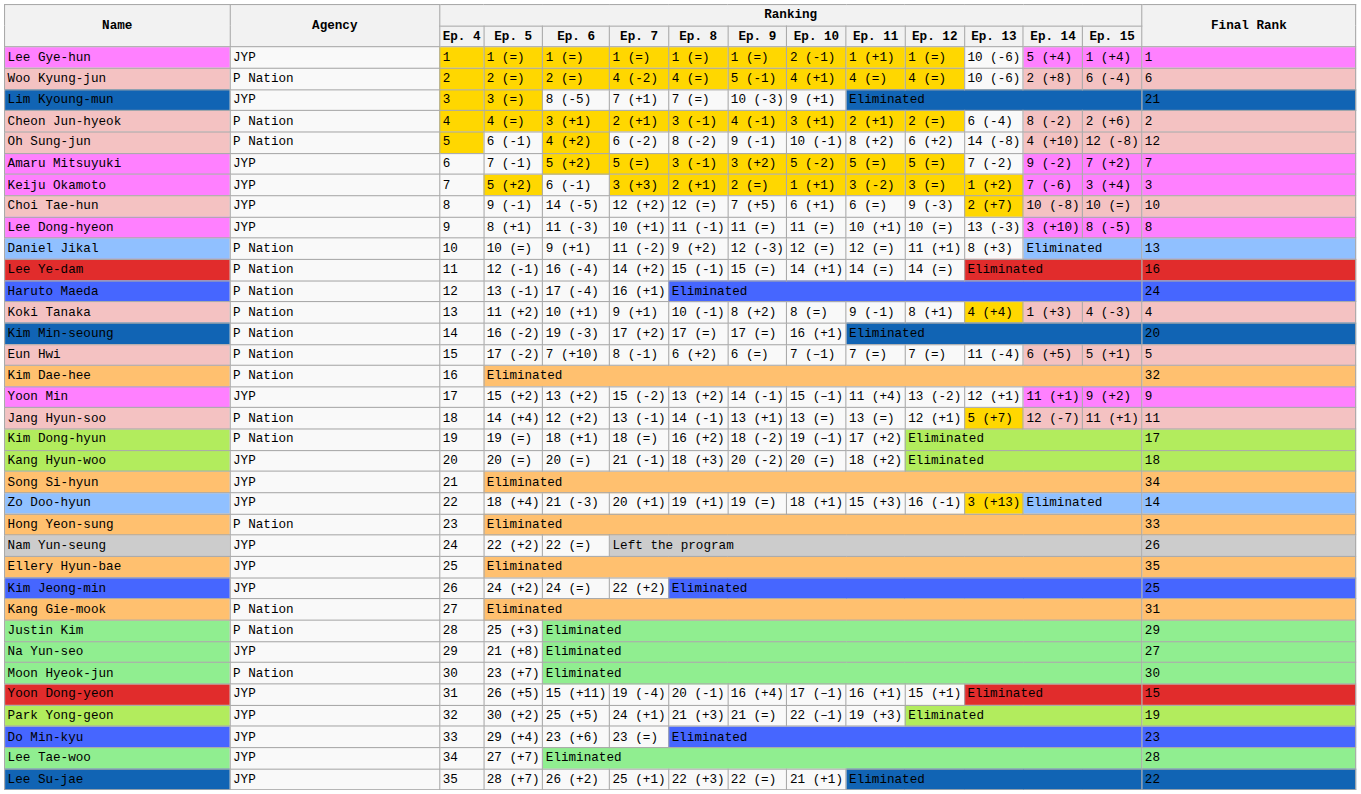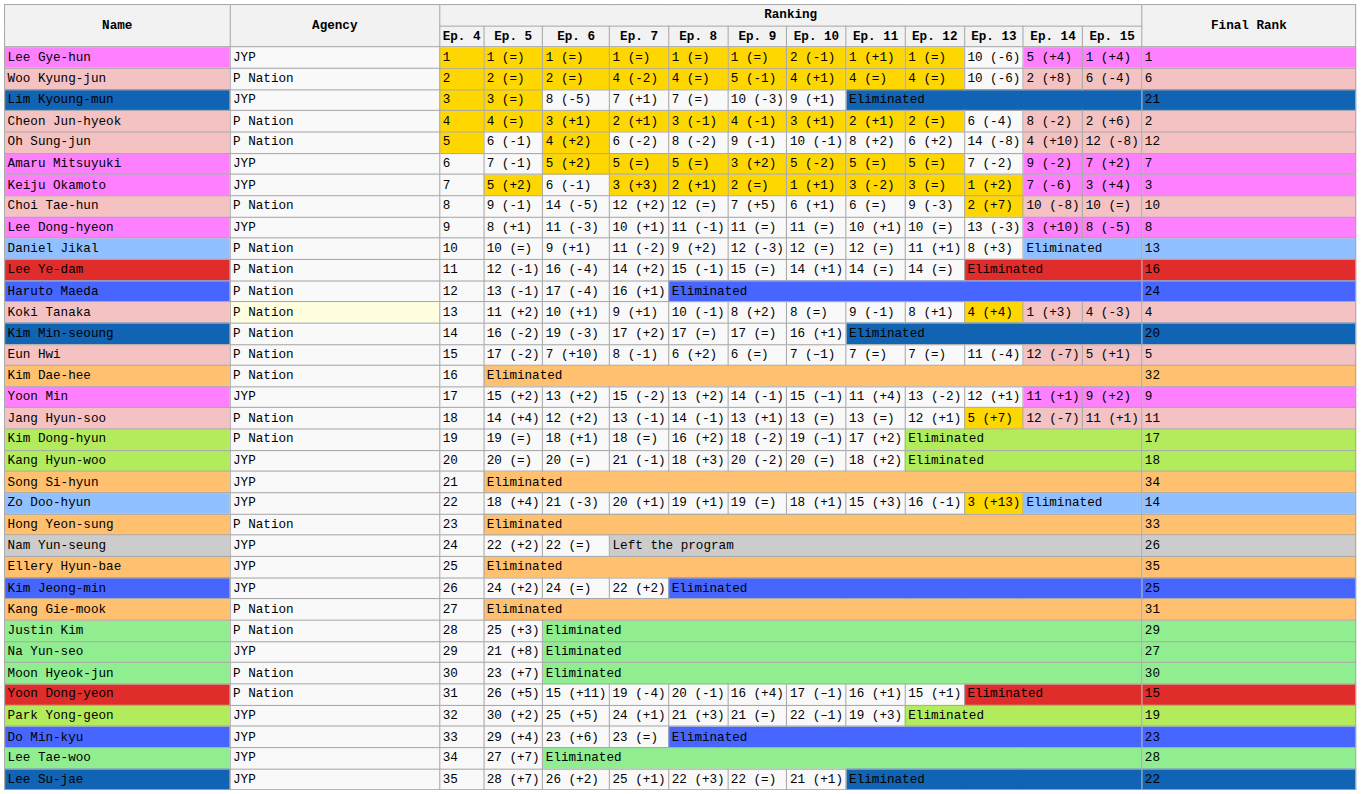(694, 163) 3 (-1) -> (691, 163) 5 (=)
(244, 206) JYP -> (263, 206) P Nation
(263, 312) no background -> (263, 312) lightyellow background
(1049, 355) 6 (+5) -> (1053, 355) 12 (-7)
(244, 694) JYP -> (263, 694) P Nation
